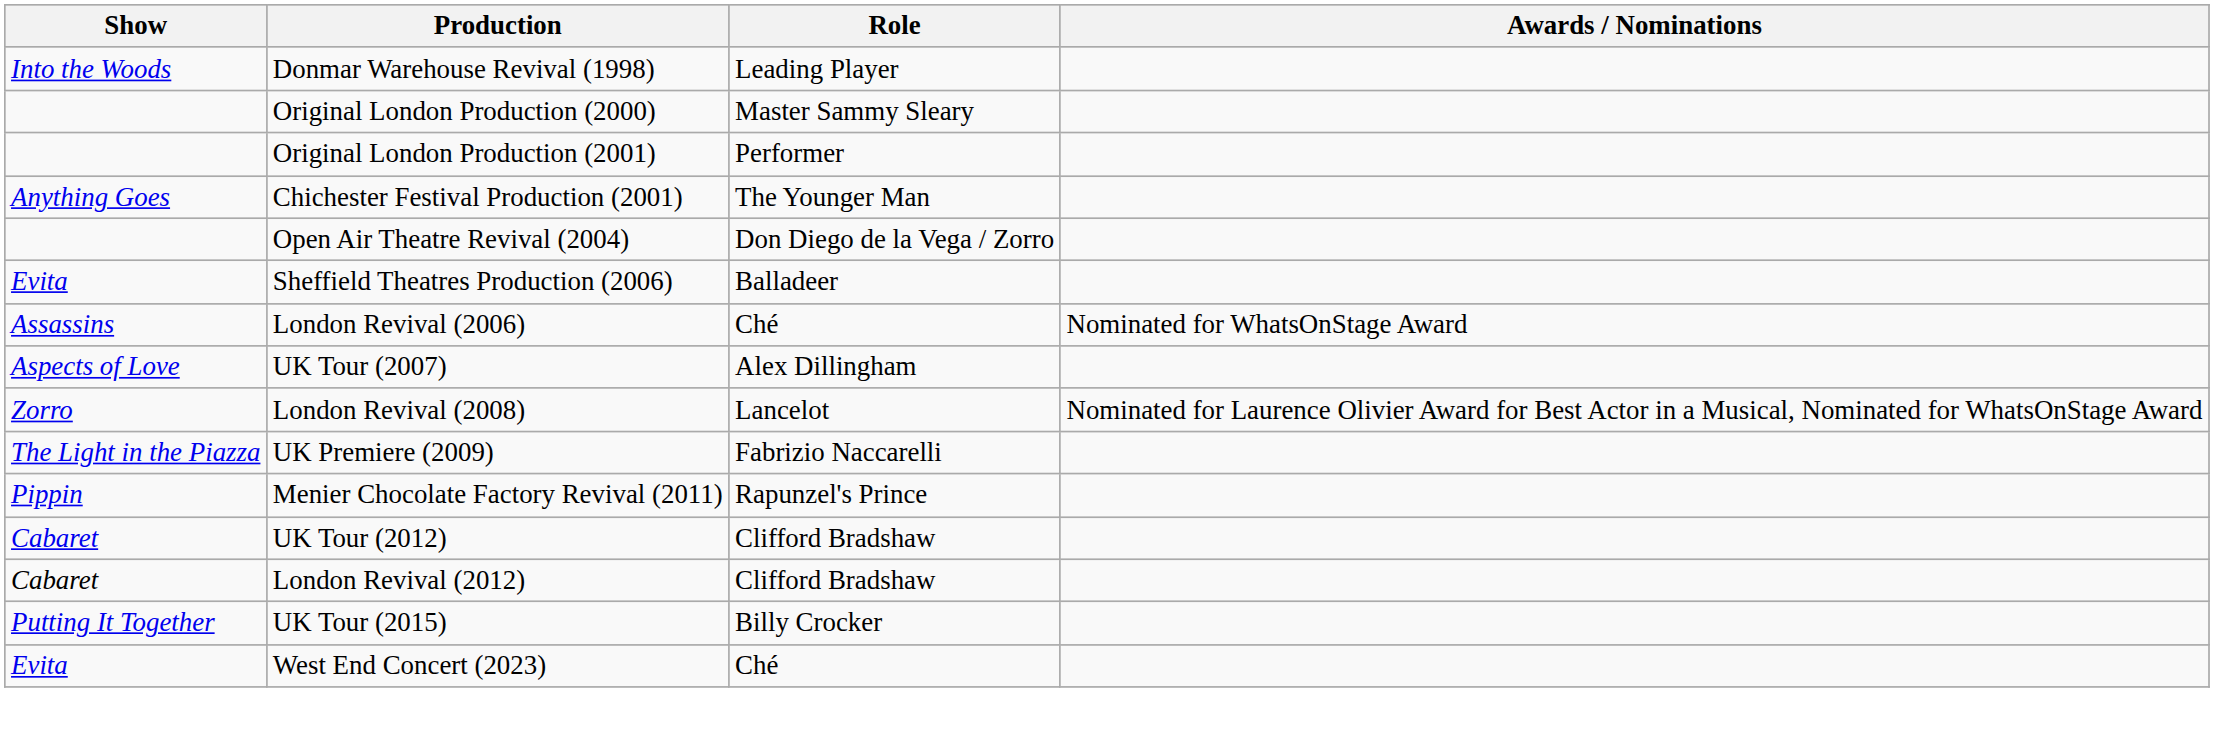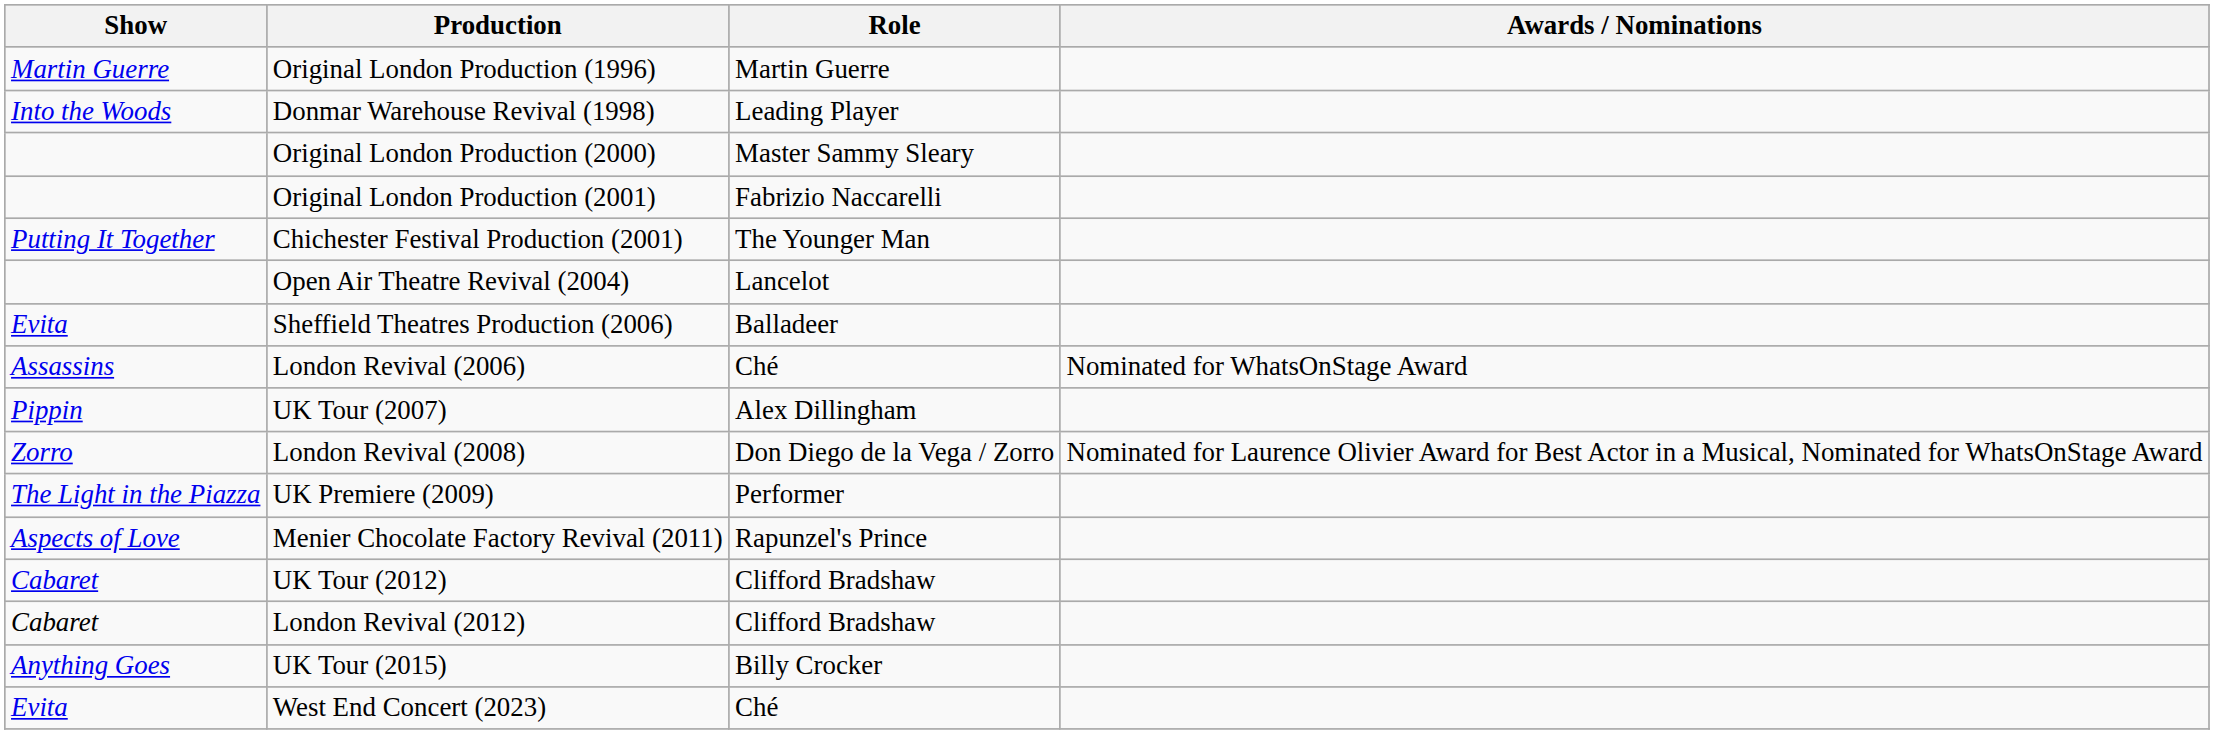+ row: (464, 68)
(790, 153) Performer -> (838, 196) Fabrizio Naccarelli
(91, 196) Anything Goes -> (113, 238) Putting It Together
(895, 238) Don Diego de la Vega / Zorro -> (782, 281) Lancelot
(95, 366) Aspects of Love -> (47, 409) Pippin
(782, 409) Lancelot -> (895, 452) Don Diego de la Vega / Zorro
(838, 452) Fabrizio Naccarelli -> (790, 494) Performer
(47, 494) Pippin -> (95, 537) Aspects of Love
(113, 622) Putting It Together -> (91, 665) Anything Goes
